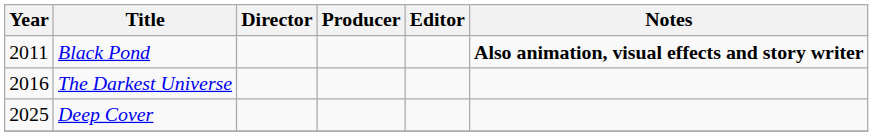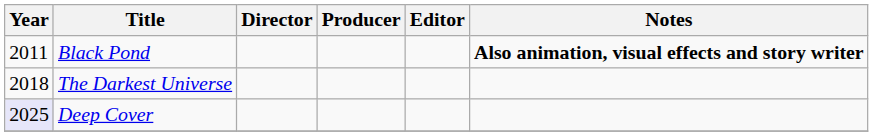(29, 83) 2016 -> (29, 83) 2018
(29, 114) no background -> (29, 114) lavender background
